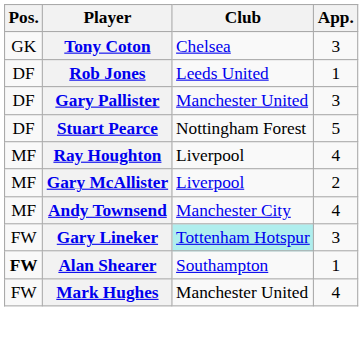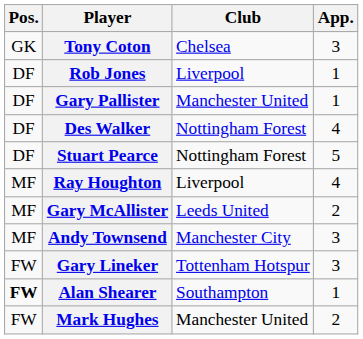(222, 73) Leeds United -> (210, 73) Liverpool
(336, 100) 3 -> (336, 100) 1
+ row: (107, 127)
(210, 182) Liverpool -> (222, 210) Leeds United
(336, 210) 4 -> (336, 237) 3
(243, 237) paleturquoise background -> (243, 264) no background
(336, 292) 4 -> (336, 319) 2
